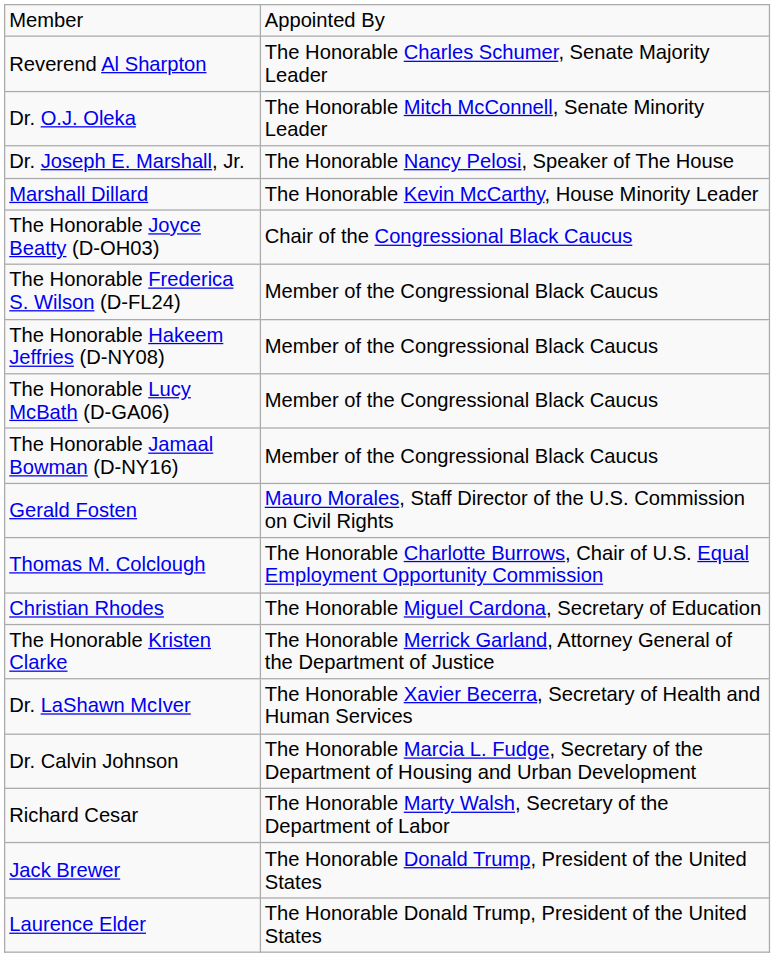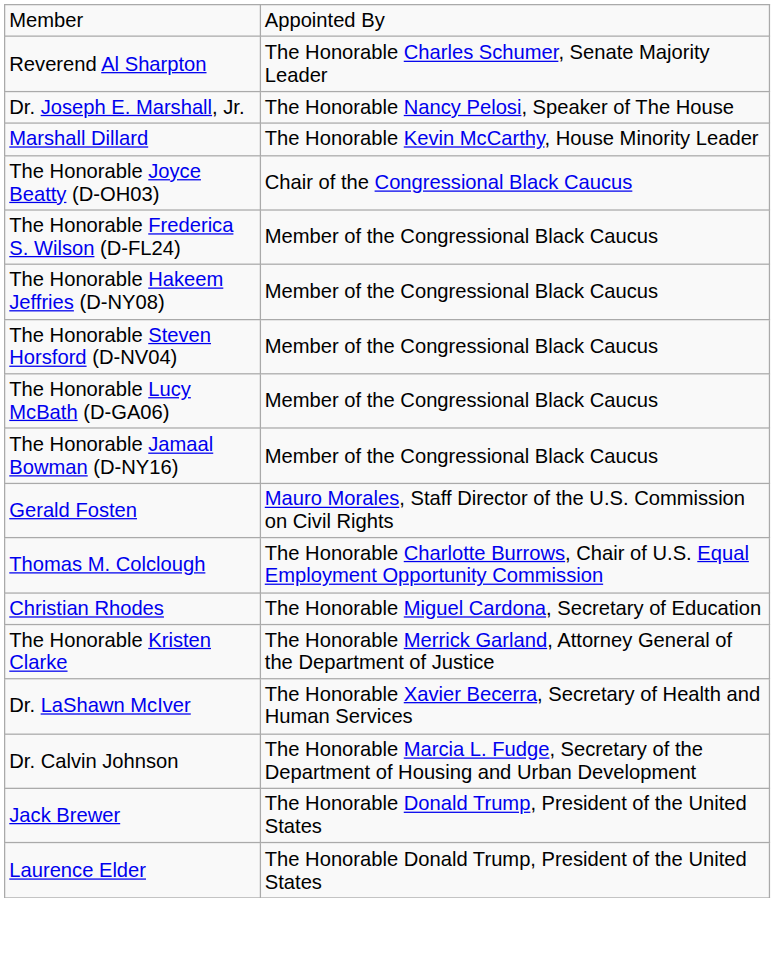- row: (73, 118)
+ row: (110, 346)
- row: (74, 815)
